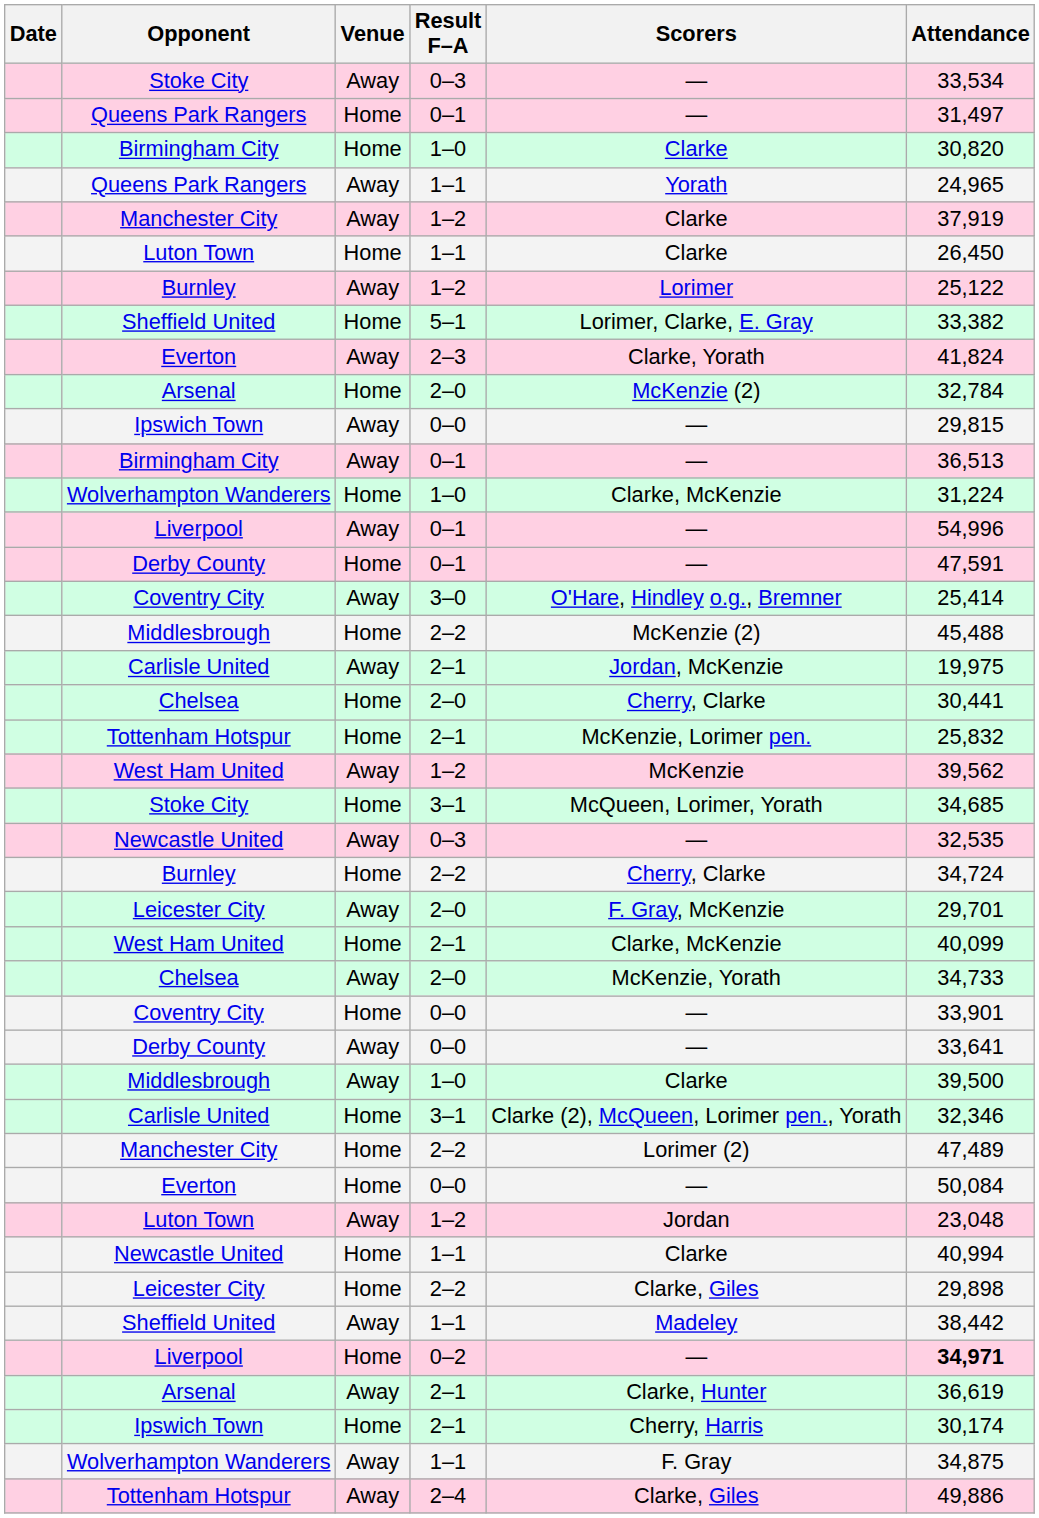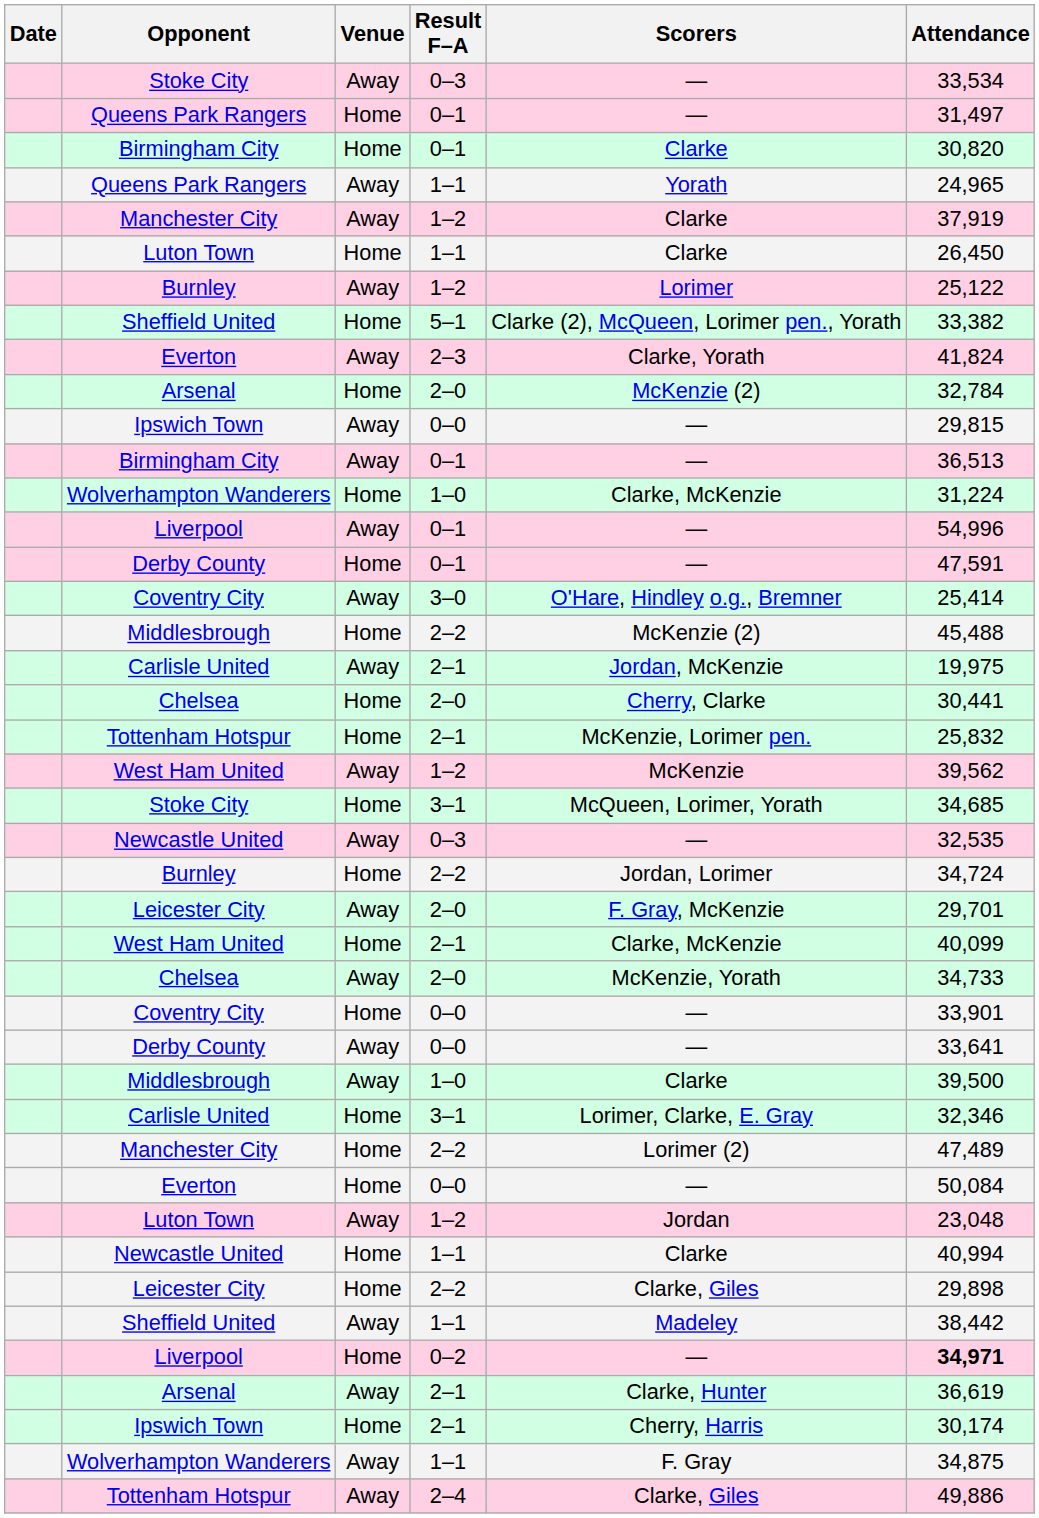(448, 149) 1–0 -> (448, 149) 0–1
(696, 322) Lorimer, Clarke, E. Gray -> (696, 322) Clarke (2), McQueen, Lorimer pen., Yorath
(696, 874) Cherry, Clarke -> (696, 874) Jordan, Lorimer
(696, 1116) Clarke (2), McQueen, Lorimer pen., Yorath -> (696, 1116) Lorimer, Clarke, E. Gray
